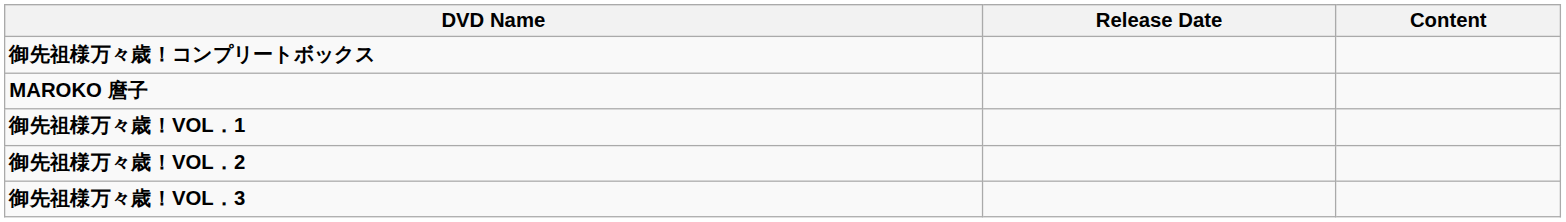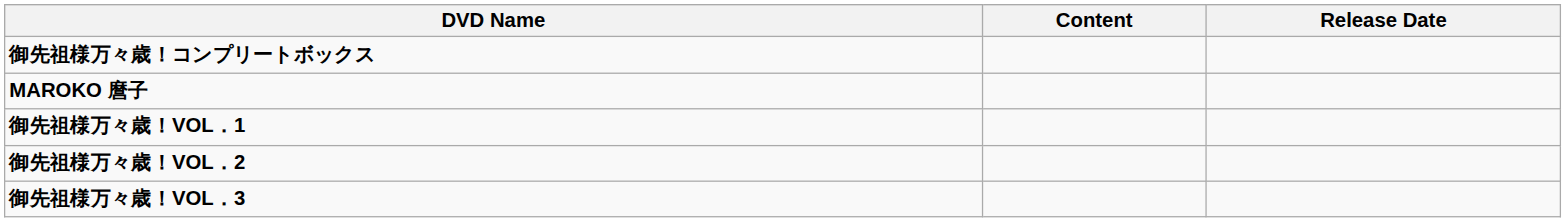columns swapped: (1448, 20) <-> (1159, 20)
